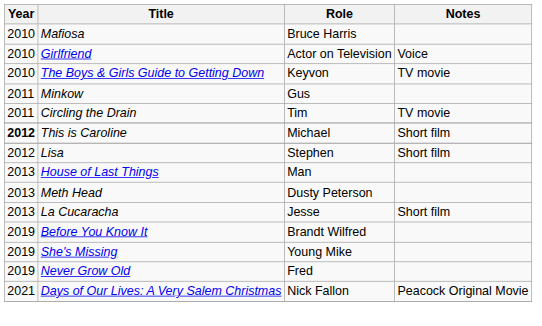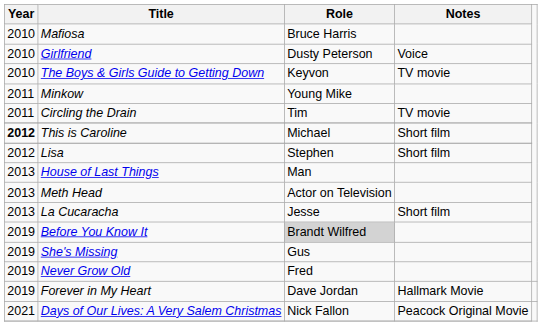(339, 53) Actor on Television -> (330, 53) Dusty Peterson
(299, 93) Gus -> (320, 93) Young Mike
(330, 192) Dusty Peterson -> (339, 192) Actor on Television
(327, 232) no background -> (327, 232) lightgrey background
(320, 251) Young Mike -> (299, 251) Gus
+ row: (96, 291)
